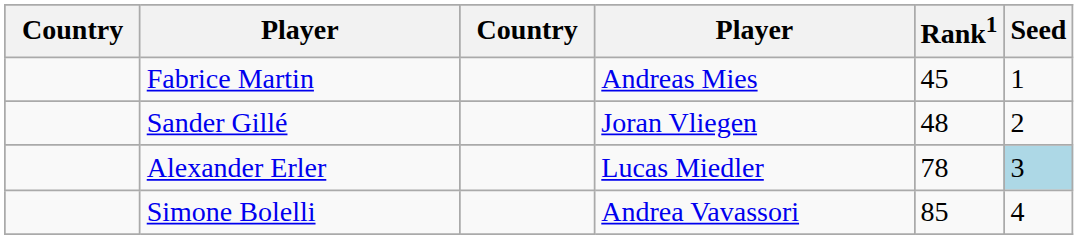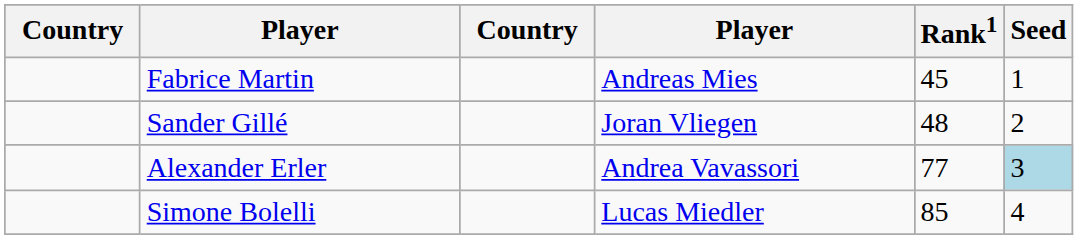(683, 167) Lucas Miedler -> (700, 167) Andrea Vavassori
(934, 167) 78 -> (934, 167) 77
(700, 211) Andrea Vavassori -> (683, 211) Lucas Miedler
